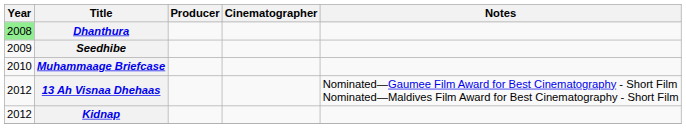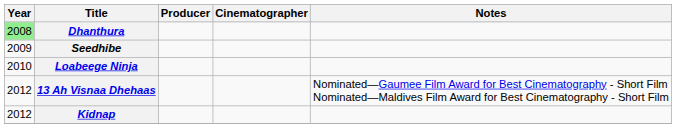+ row: (96, 66)
- row: (101, 66)
